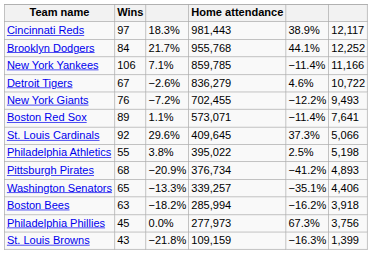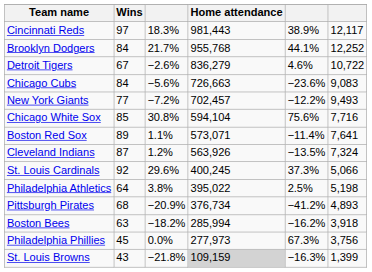- row: (53, 65)
+ row: (42, 83)
(123, 100) 76 -> (122, 100) 77
(211, 100) 702,455 -> (210, 100) 702,457
+ row: (54, 118)
+ row: (51, 153)
(211, 135) 409,645 -> (210, 170) 400,245
(123, 153) 55 -> (122, 188) 64
- row: (59, 188)
(211, 240) no background -> (210, 258) lightgrey background
